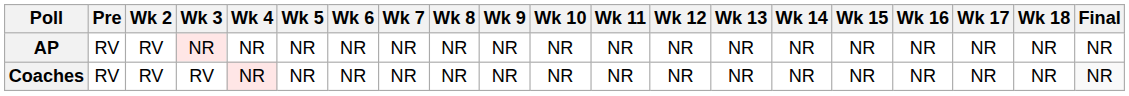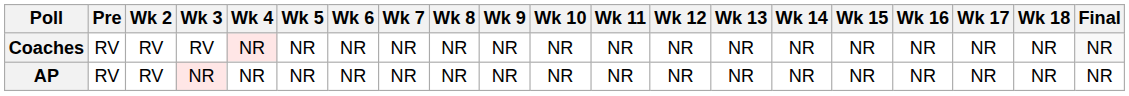rows swapped: (46, 47) <-> (46, 76)
